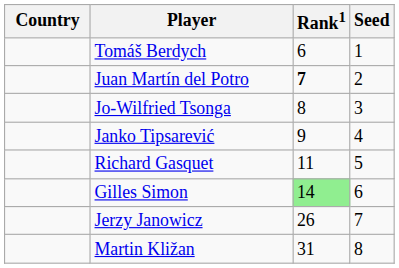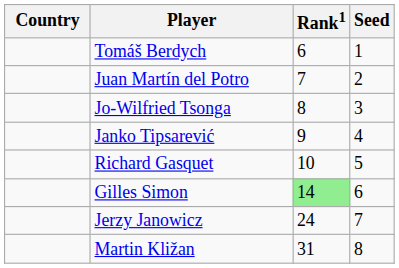(301, 79) bold -> (301, 79) normal
(306, 164) 11 -> (306, 164) 10
(306, 220) 26 -> (306, 220) 24
